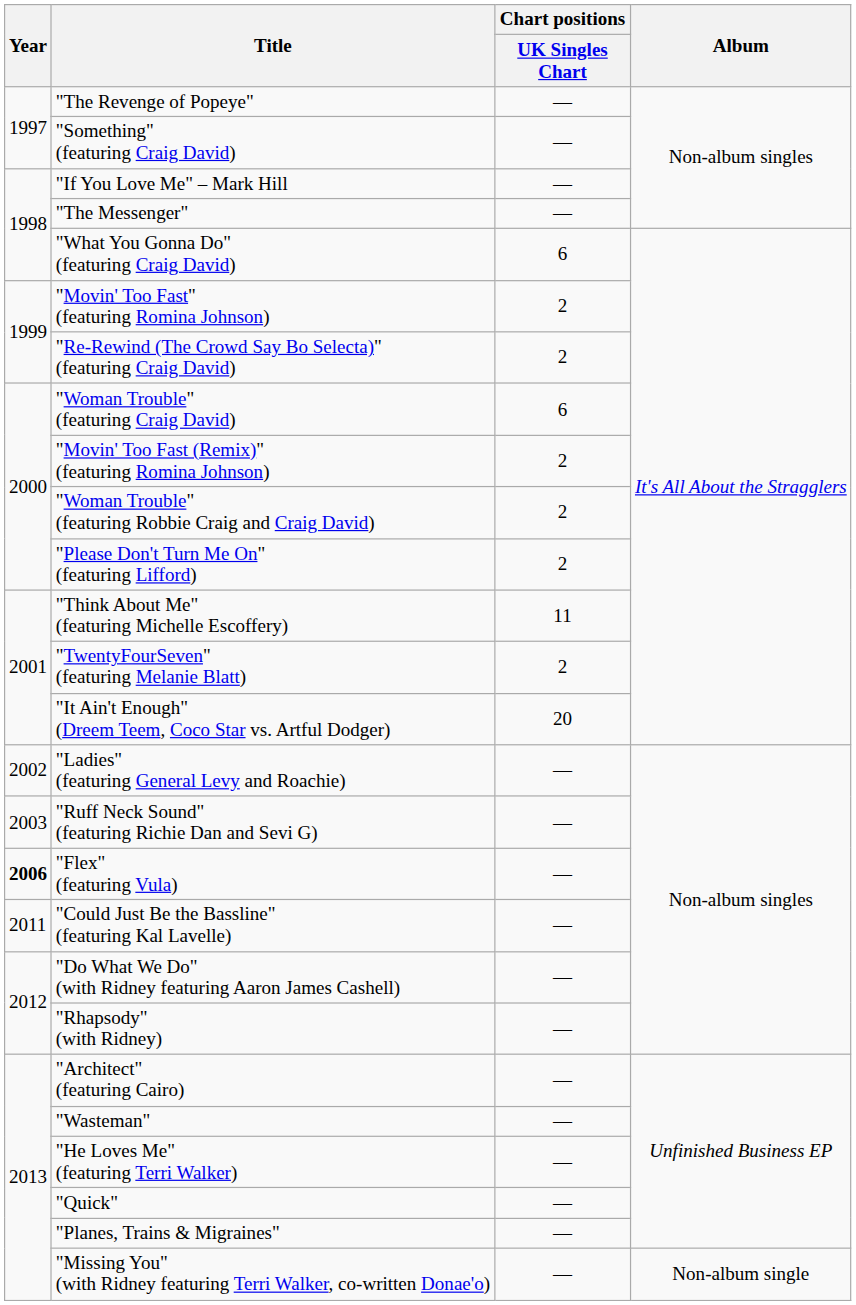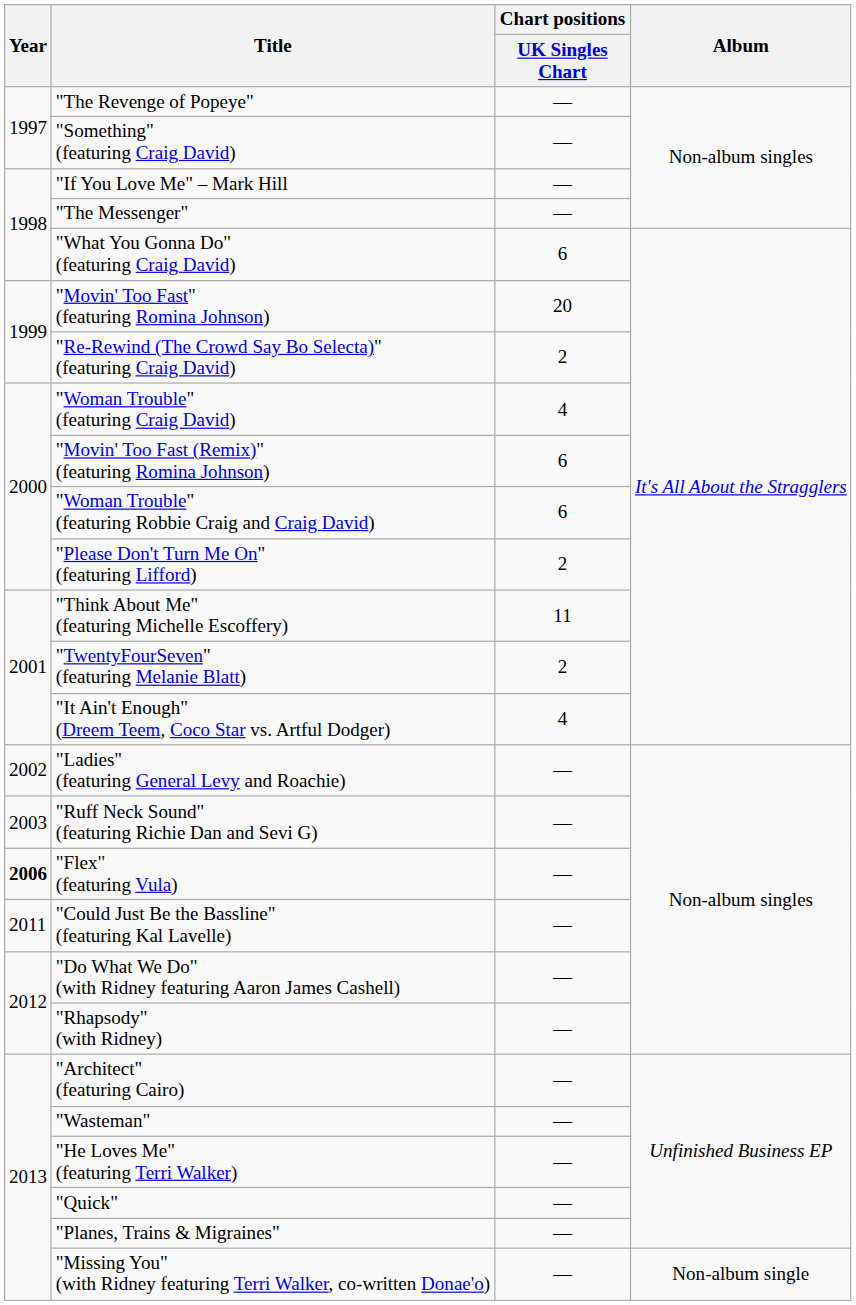(563, 305) 2 -> (563, 305) 20
(563, 409) 6 -> (563, 409) 4
(563, 460) 2 -> (563, 460) 6
(563, 512) 2 -> (563, 512) 6
(563, 718) 20 -> (563, 718) 4
